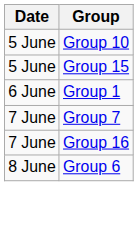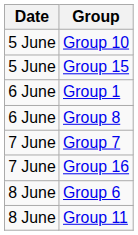+ row: (92, 117)
+ row: (95, 218)
